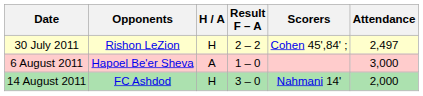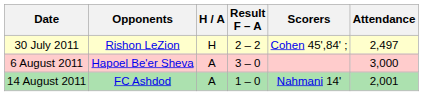(248, 63) 1 – 0 -> (248, 63) 3 – 0
(212, 81) H -> (212, 81) A
(248, 81) 3 – 0 -> (248, 81) 1 – 0
(384, 81) 2,000 -> (384, 81) 2,001
